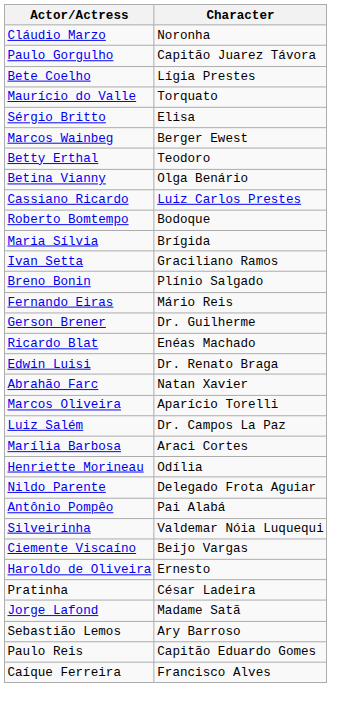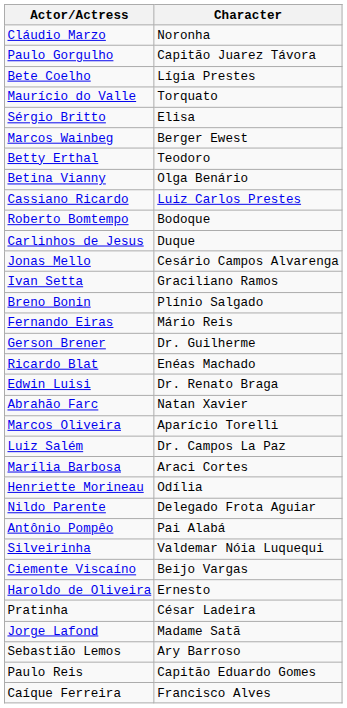- row: (53, 241)
+ row: (76, 241)
+ row: (49, 261)
